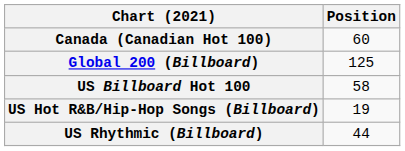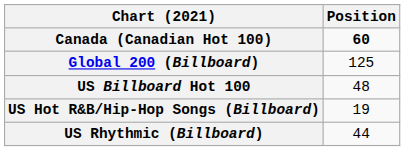(361, 40) normal -> (361, 40) bold
(361, 87) 58 -> (361, 87) 48
